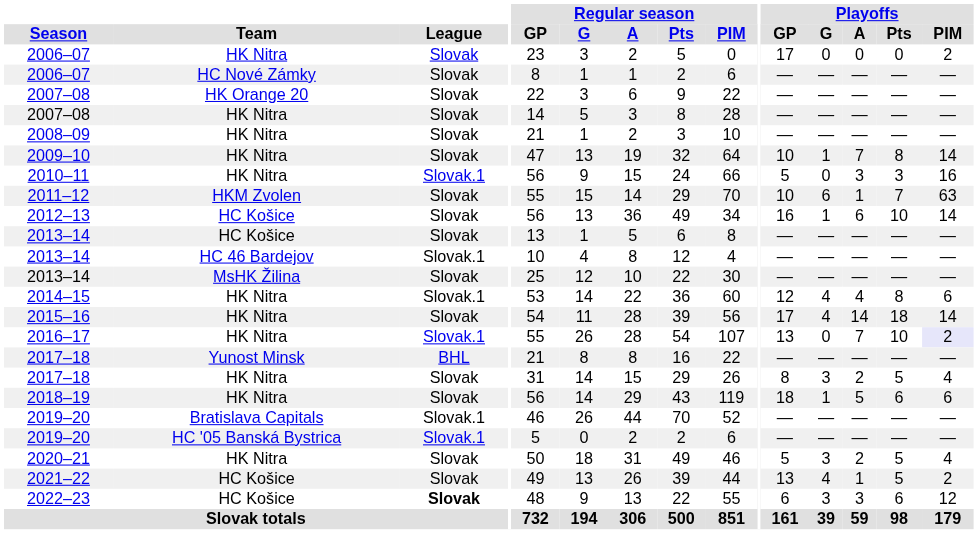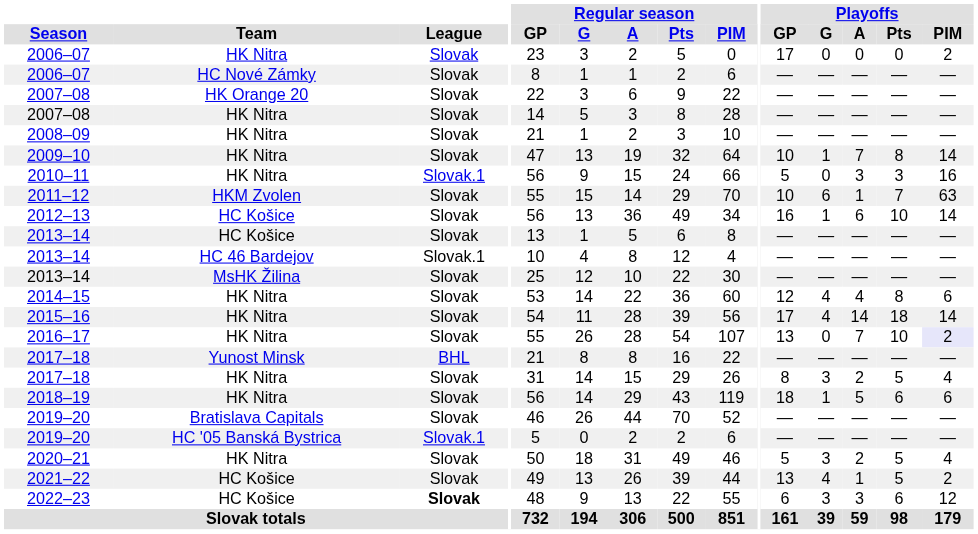(454, 296) Slovak.1 -> (454, 296) Slovak
(454, 337) Slovak.1 -> (454, 337) Slovak
(454, 418) Slovak.1 -> (454, 418) Slovak
